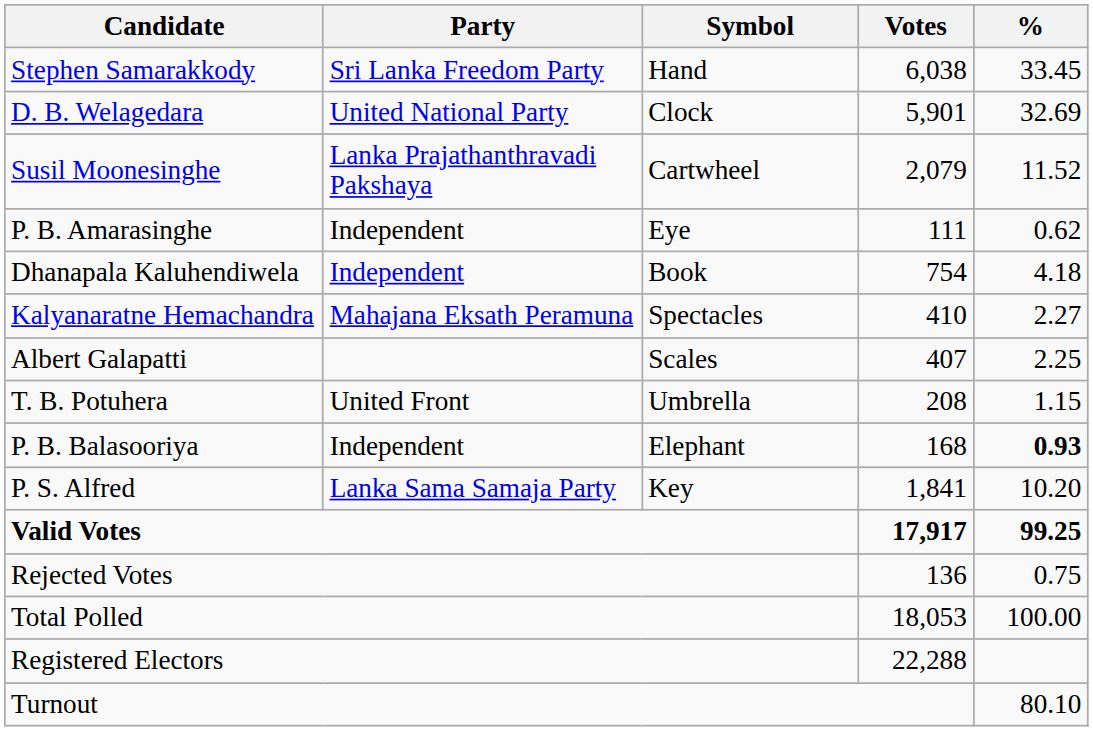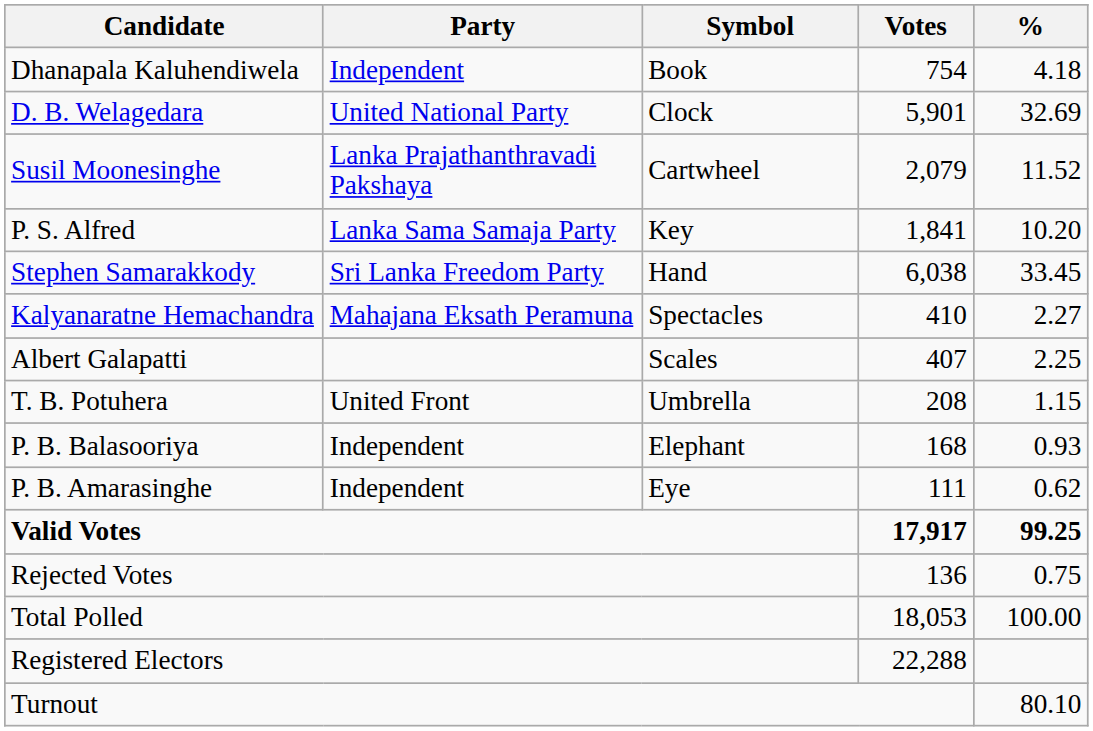rows swapped: (133, 69) <-> (155, 272)
rows swapped: (73, 488) <-> (112, 229)
(1057, 444) bold -> (1057, 444) normal
